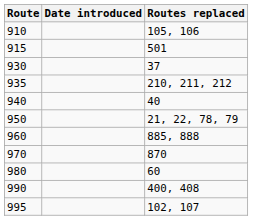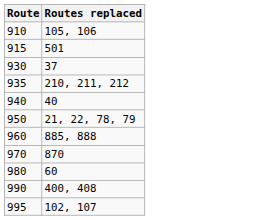- column: (93, 13)
